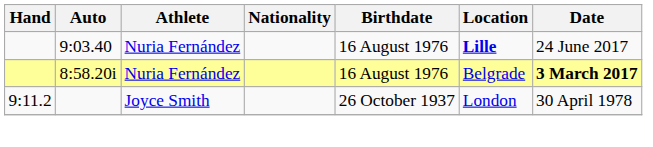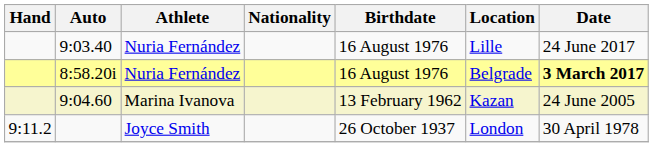(480, 45) bold -> (486, 45) normal
+ row: (86, 100)
